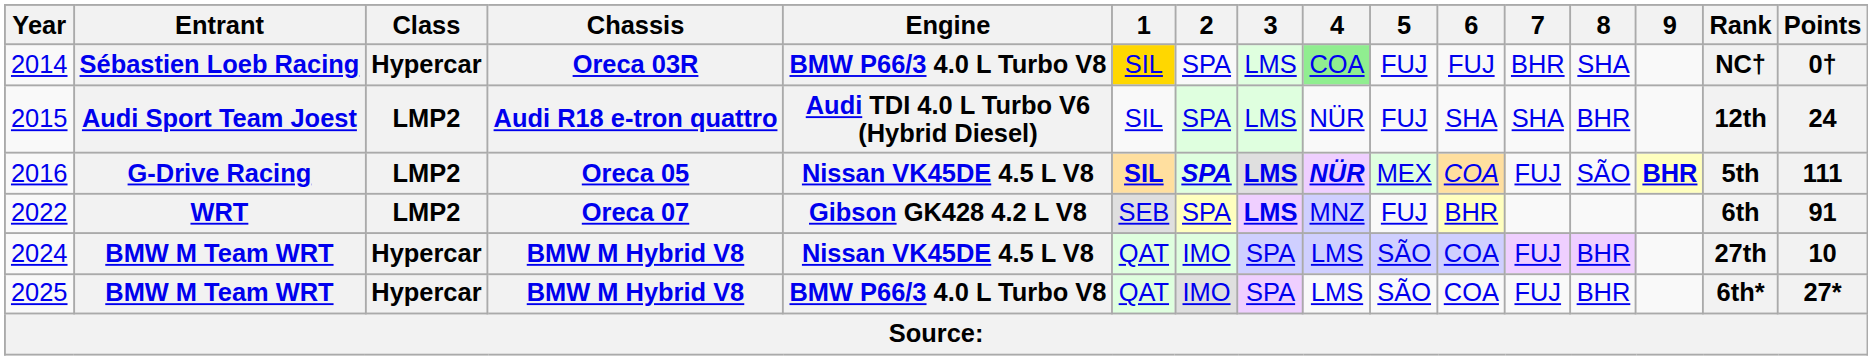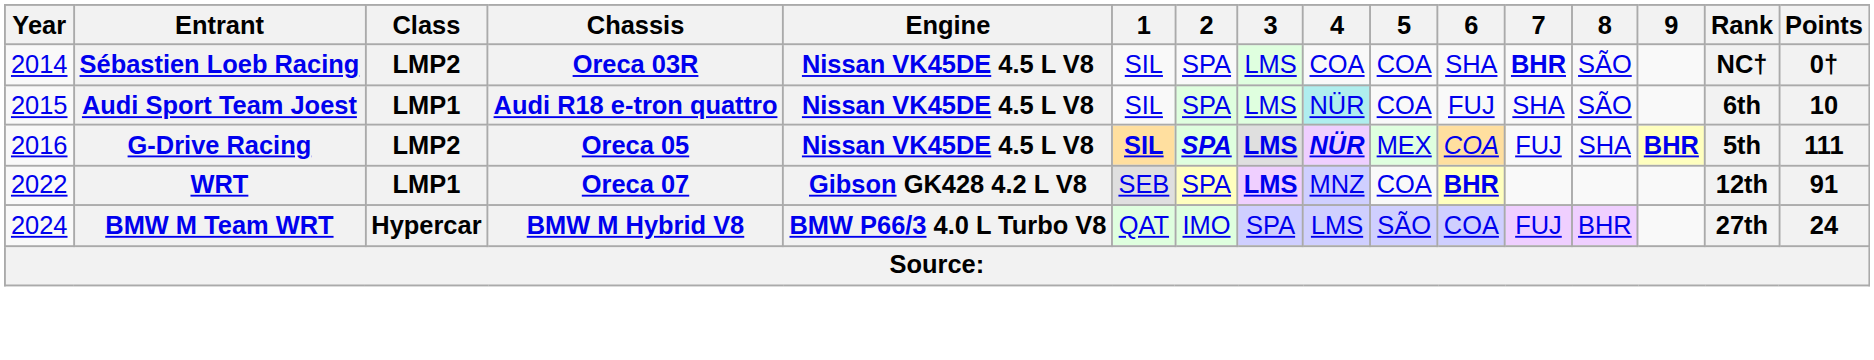(426, 65) Hypercar -> (426, 65) LMP2
(948, 65) BMW P66/3 4.0 L Turbo V8 -> (948, 65) Nissan VK45DE 4.5 L V8
(1144, 65) gold background -> (1144, 65) no background
(1337, 65) lightgreen background -> (1337, 65) no background
(1404, 65) FUJ -> (1404, 65) COA
(1471, 65) FUJ -> (1471, 65) SHA
(1538, 65) normal -> (1538, 65) bold
(1603, 65) SHA -> (1605, 65) SÃO
(426, 119) LMP2 -> (426, 105) LMP1
(948, 119) Audi TDI 4.0 L Turbo V6 (Hybrid Diesel) -> (948, 105) Nissan VK45DE 4.5 L V8
(1337, 119) no background -> (1337, 105) paleturquoise background
(1404, 119) FUJ -> (1404, 105) COA
(1471, 119) SHA -> (1471, 105) FUJ
(1603, 119) BHR -> (1605, 105) SÃO
(1741, 119) 12th -> (1742, 105) 6th
(1823, 119) 24 -> (1824, 105) 10
(1603, 173) SÃO -> (1605, 145) SHA
(426, 213) LMP2 -> (426, 185) LMP1
(1404, 213) FUJ -> (1404, 185) COA
(1471, 213) normal -> (1471, 185) bold
(1741, 213) 6th -> (1742, 185) 12th
(948, 253) Nissan VK45DE 4.5 L V8 -> (948, 225) BMW P66/3 4.0 L Turbo V8
(1823, 253) 10 -> (1824, 225) 24
- row: (39, 293)
